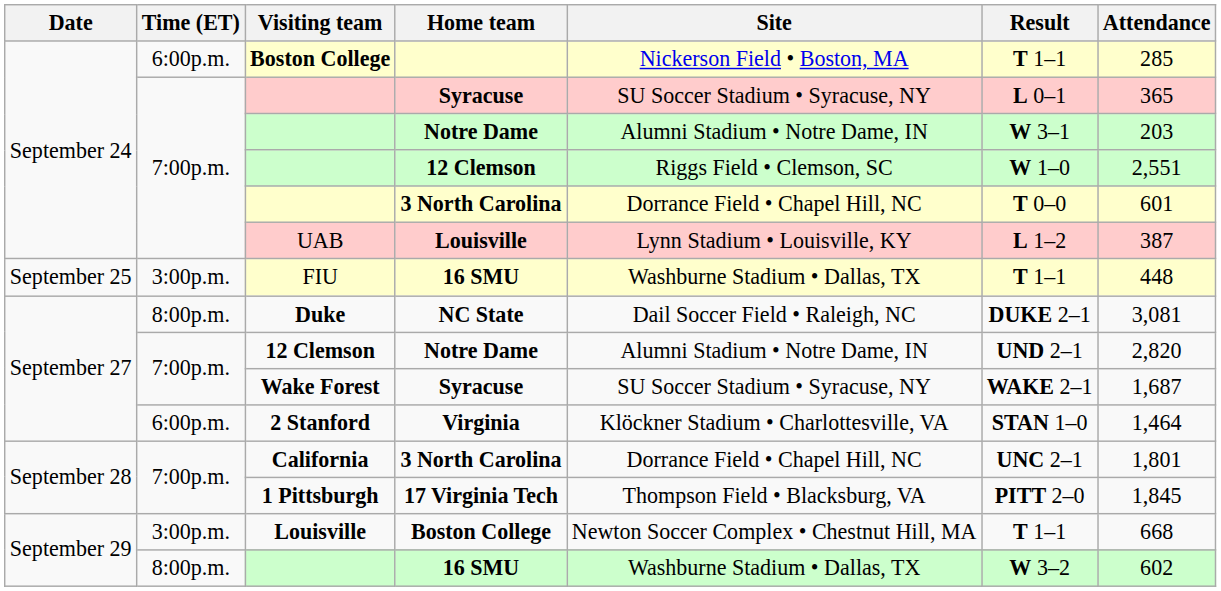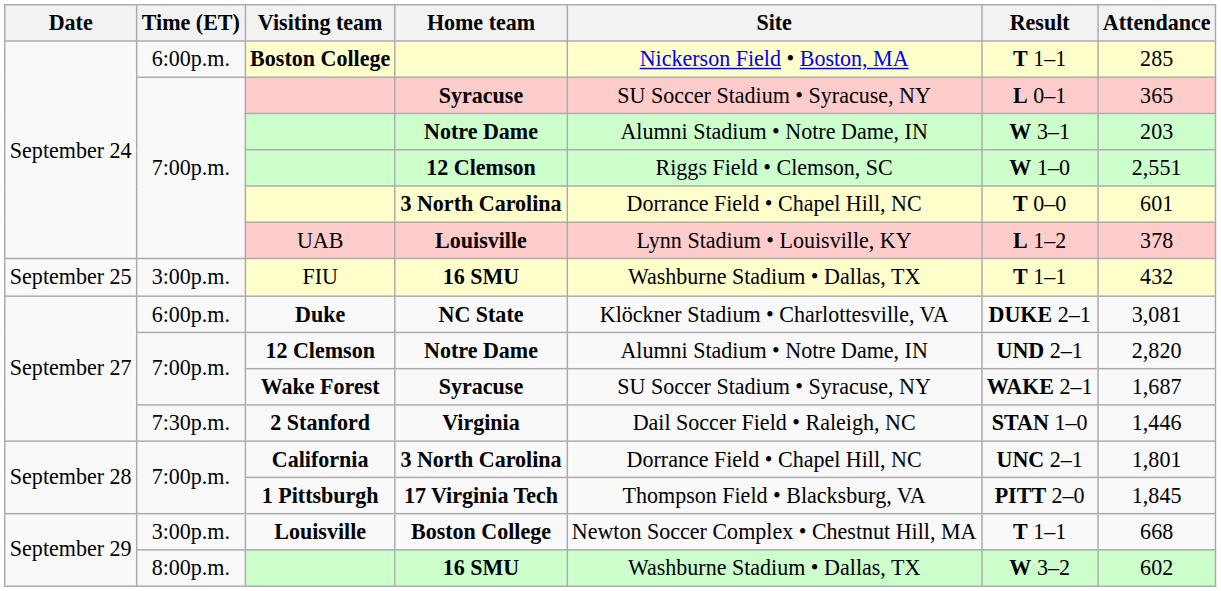(1157, 240) 387 -> (1157, 240) 378
(1157, 277) 448 -> (1157, 277) 432
(191, 313) 8:00p.m. -> (191, 313) 6:00p.m.
(774, 313) Dail Soccer Field • Raleigh, NC -> (774, 313) Klöckner Stadium • Charlottesville, VA
(191, 422) 6:00p.m. -> (191, 422) 7:30p.m.
(774, 422) Klöckner Stadium • Charlottesville, VA -> (774, 422) Dail Soccer Field • Raleigh, NC
(1157, 422) 1,464 -> (1157, 422) 1,446
